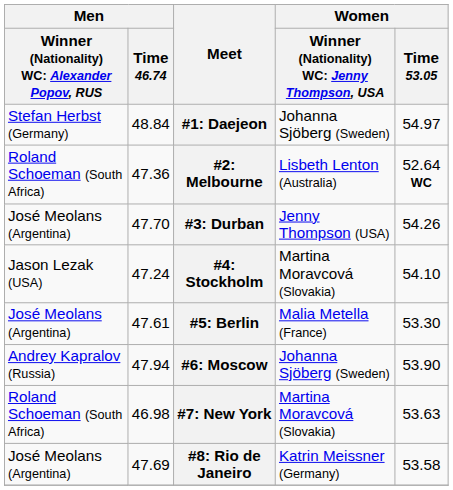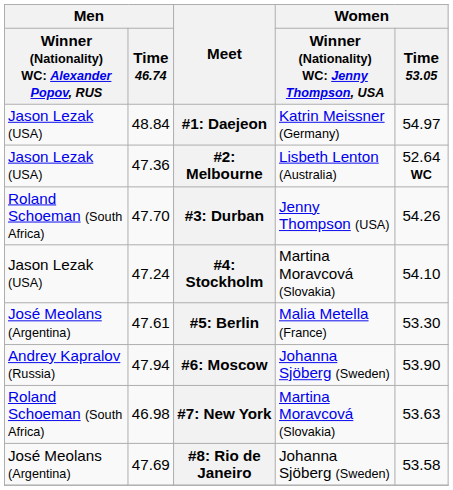(54, 124) Stefan Herbst (Germany) -> (51, 124) Jason Lezak (USA)
(334, 124) Johanna Sjöberg (Sweden) -> (332, 124) Katrin Meissner (Germany)
(65, 174) Roland Schoeman (South Africa) -> (51, 165) Jason Lezak (USA)
(55, 224) José Meolans (Argentina) -> (65, 215) Roland Schoeman (South Africa)
(332, 464) Katrin Meissner (Germany) -> (334, 464) Johanna Sjöberg (Sweden)
